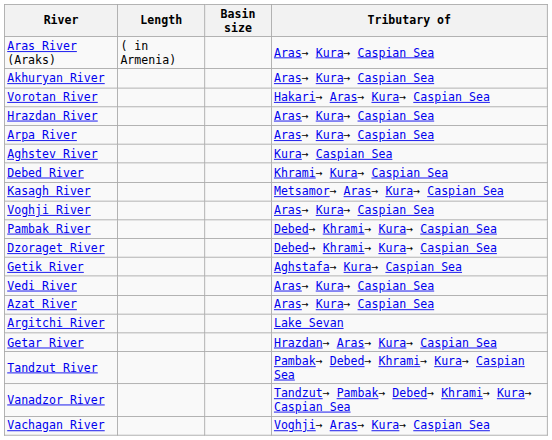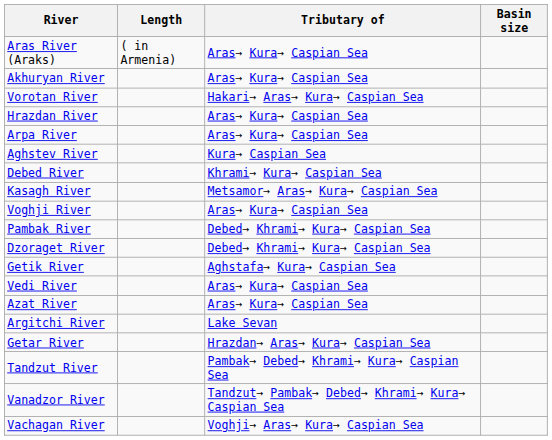columns swapped: (238, 21) <-> (409, 21)
